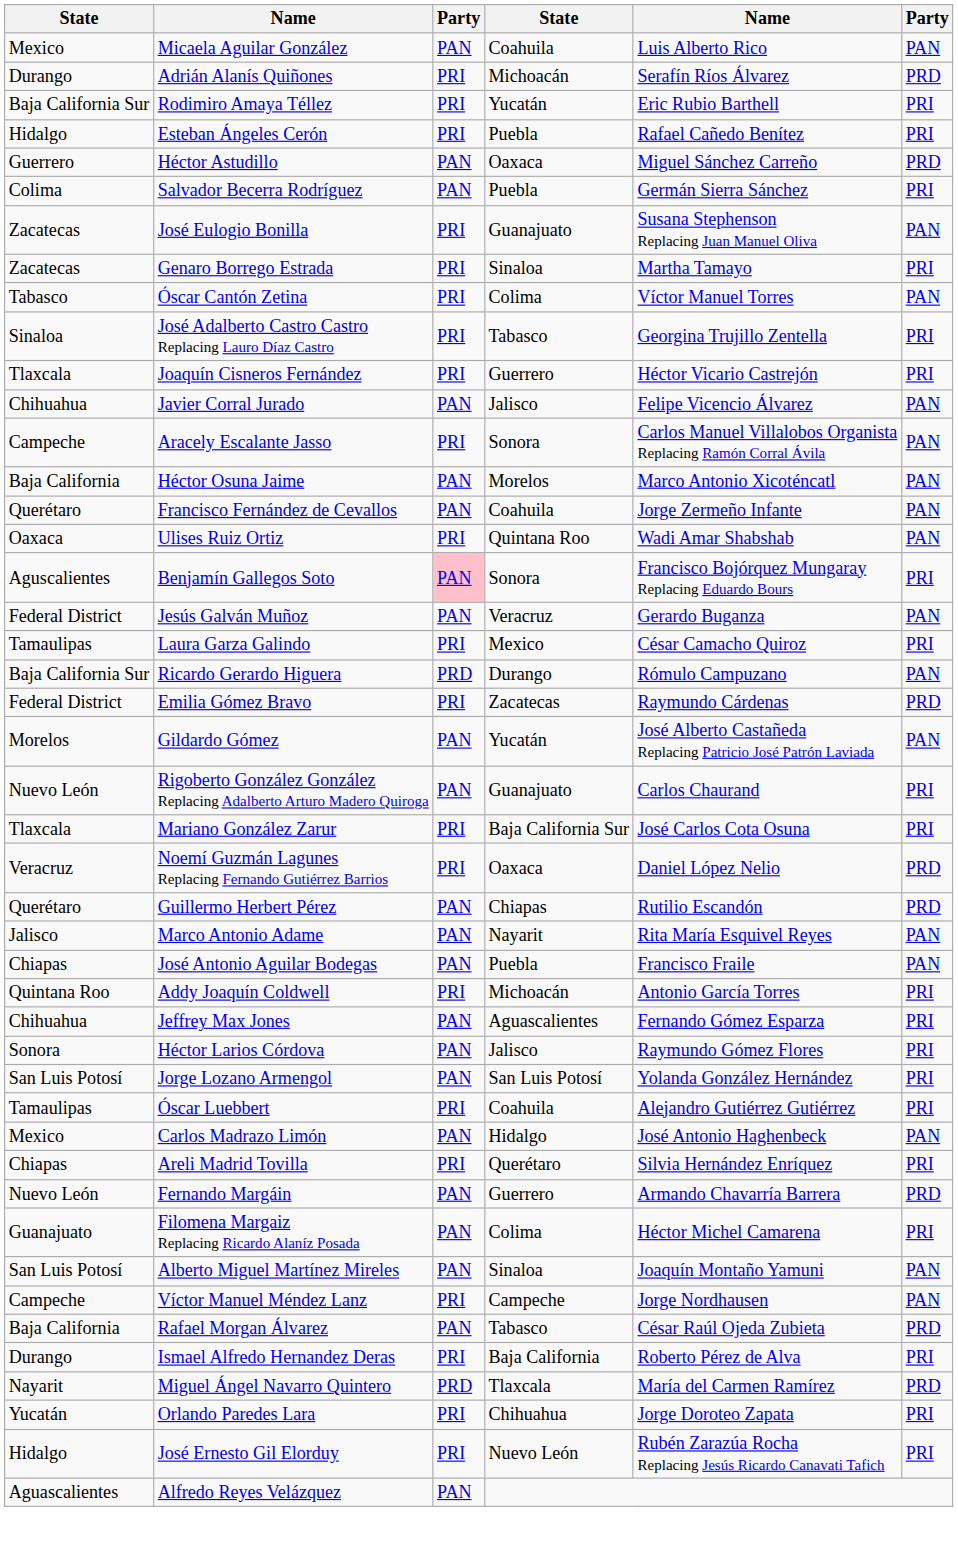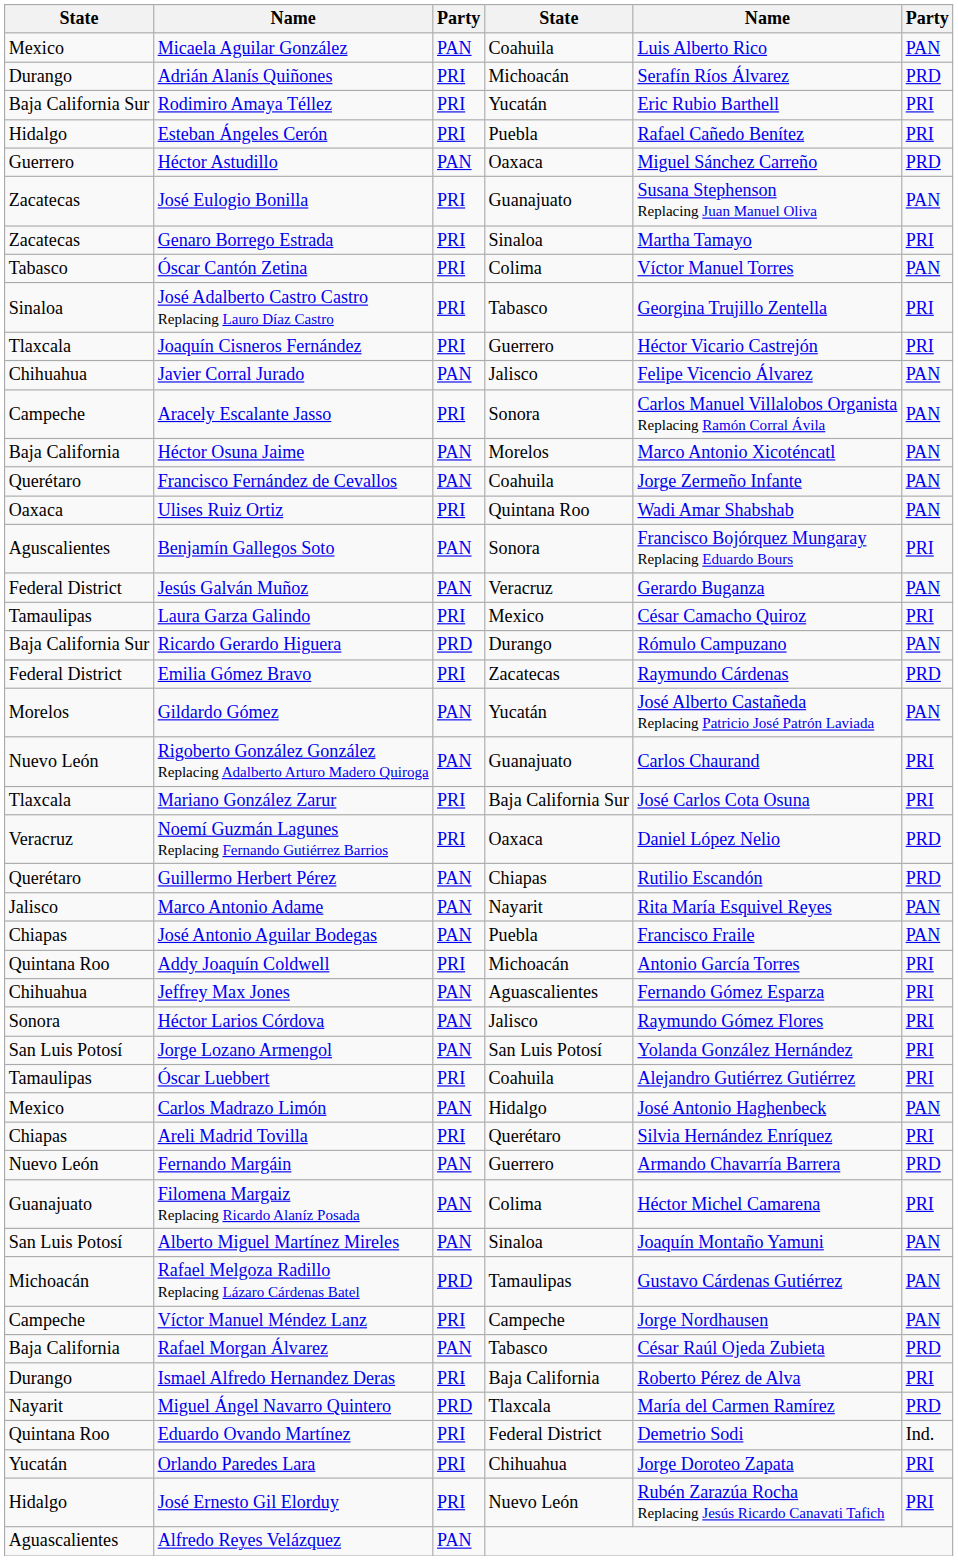- row: (260, 190)
(454, 577) pink background -> (454, 548) no background
+ row: (259, 1281)
+ row: (254, 1434)
